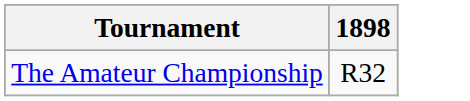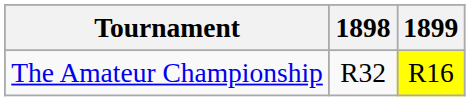+ column: (431, 27)
